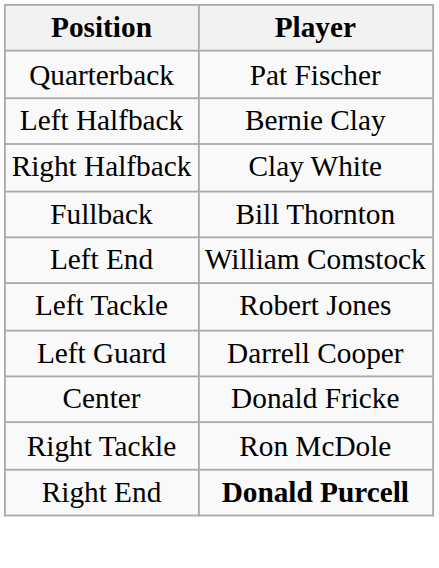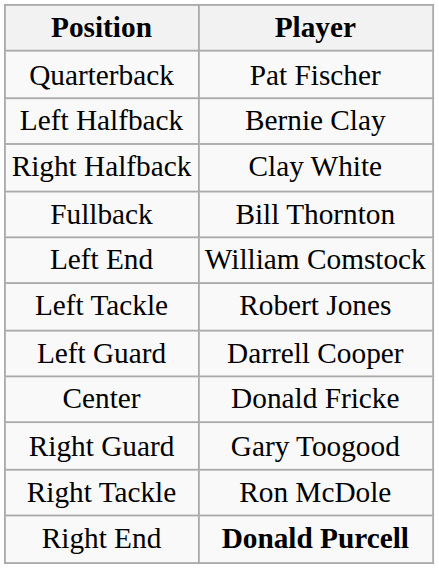+ row: (102, 445)
